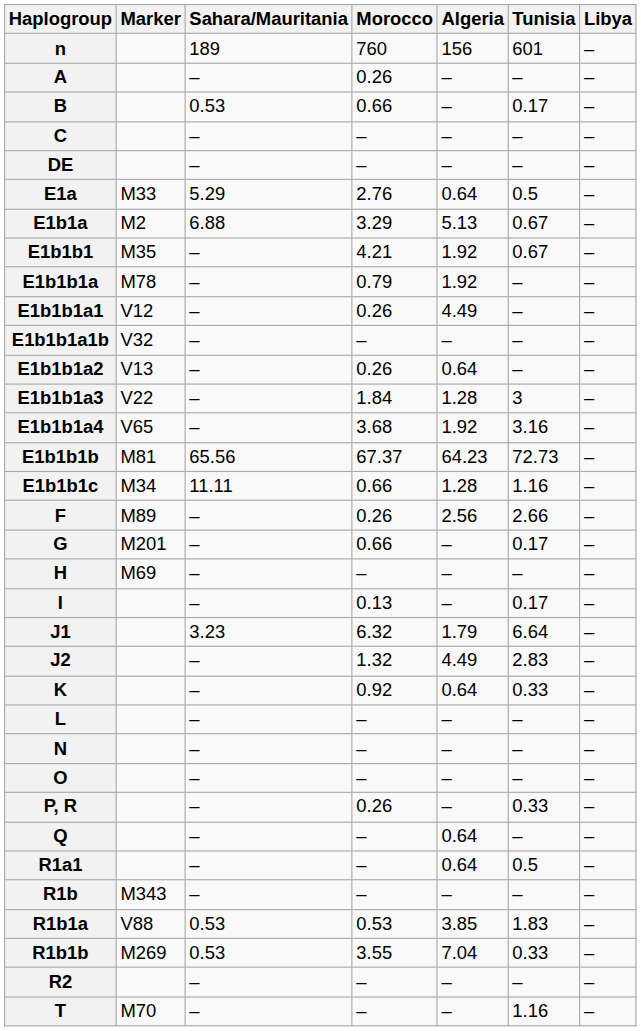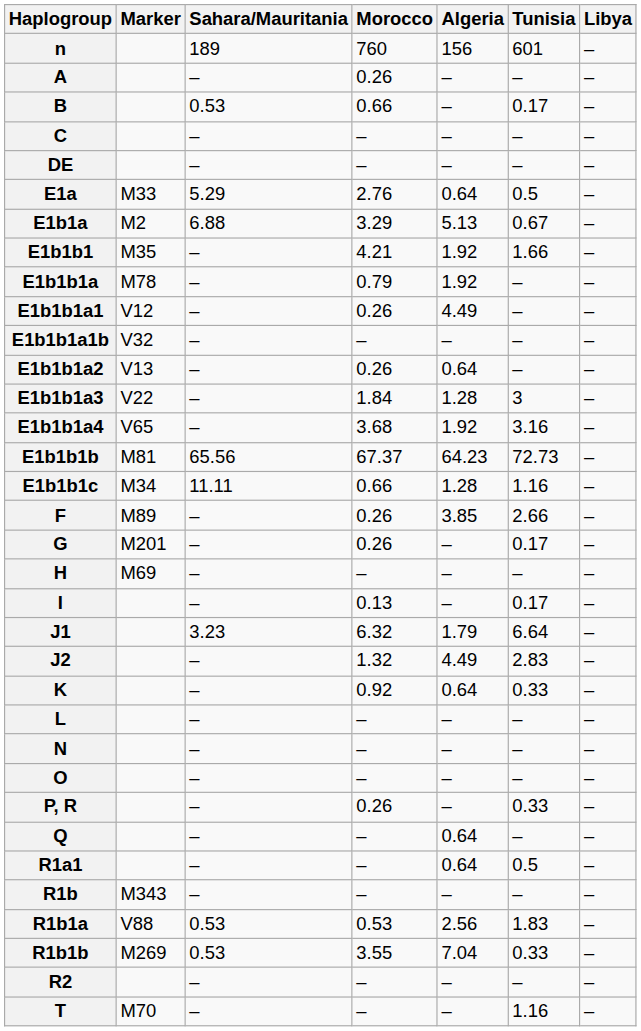(530, 252) 0.67 -> (530, 252) 1.66
(459, 515) 2.56 -> (459, 515) 3.85
(374, 544) 0.66 -> (374, 544) 0.26
(459, 923) 3.85 -> (459, 923) 2.56
